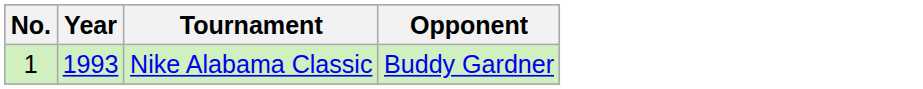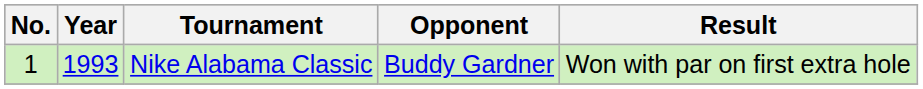+ column: (738, 25)
